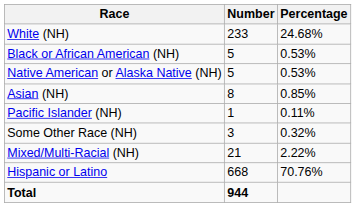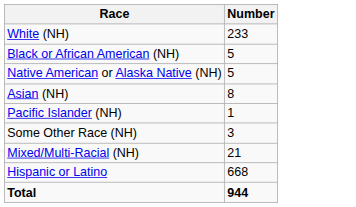- column: (314, 14)
